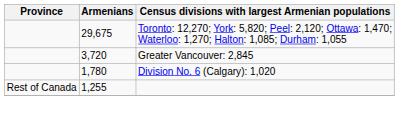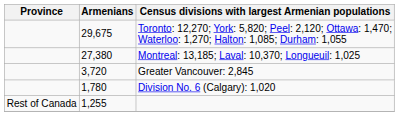+ row: (97, 55)
